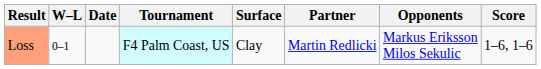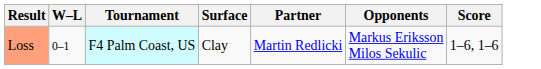- column: (102, 15)
